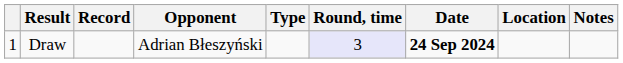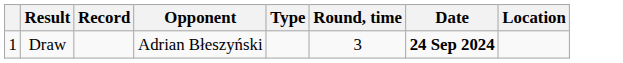- column: (594, 17)
(358, 44) lavender background -> (358, 44) no background
